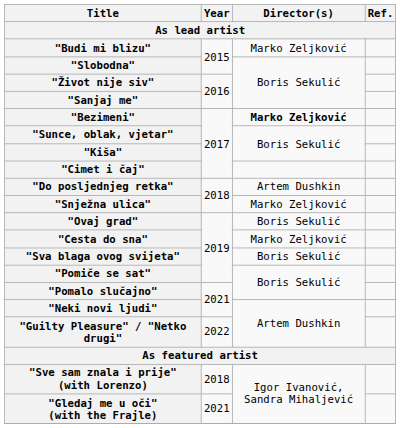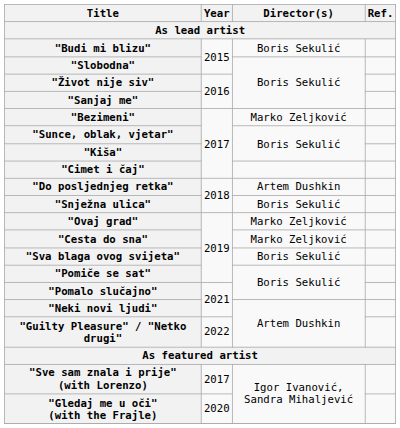(299, 48) Marko Zeljković -> (299, 48) Boris Sekulić
(299, 117) bold -> (299, 117) normal
(299, 204) Marko Zeljković -> (299, 204) Boris Sekulić
(299, 222) Boris Sekulić -> (299, 222) Marko Zeljković
(217, 379) 2018 -> (217, 379) 2017
(217, 409) 2021 -> (217, 409) 2020
